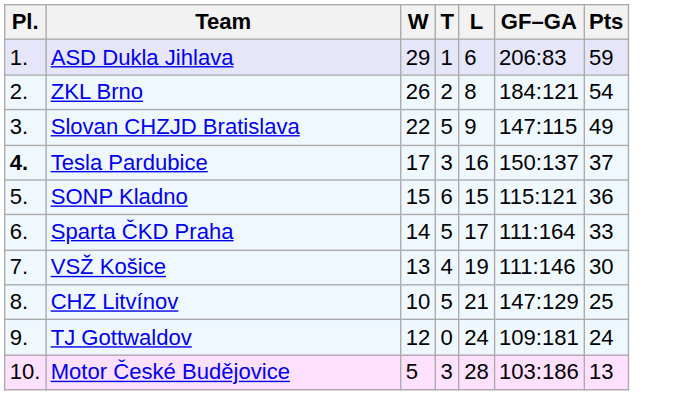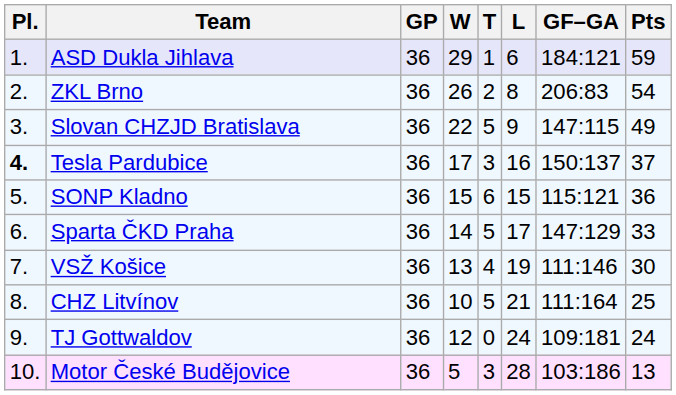+ column: (422, 22)
(533, 57) 206:83 -> (581, 57) 184:121
(539, 92) 184:121 -> (575, 92) 206:83
(537, 232) 111:164 -> (581, 232) 147:129
(539, 302) 147:129 -> (579, 302) 111:164
